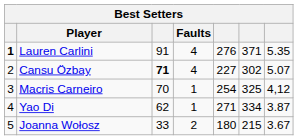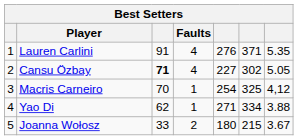(10, 51) bold -> (10, 51) normal
(279, 70) 5.07 -> (279, 70) 5.05
(279, 107) 3.87 -> (279, 107) 3.88
